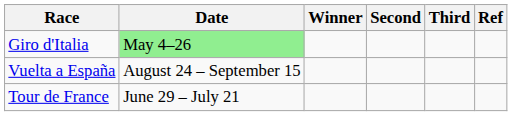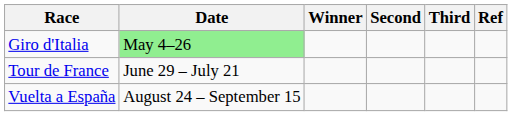rows swapped: (59, 96) <-> (62, 70)
